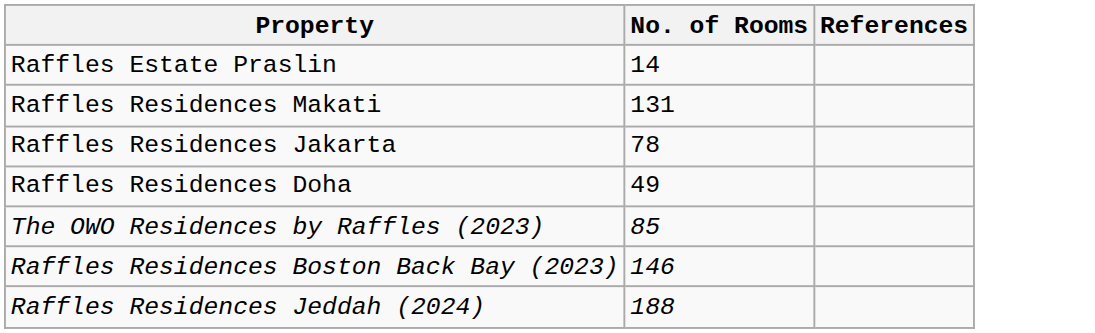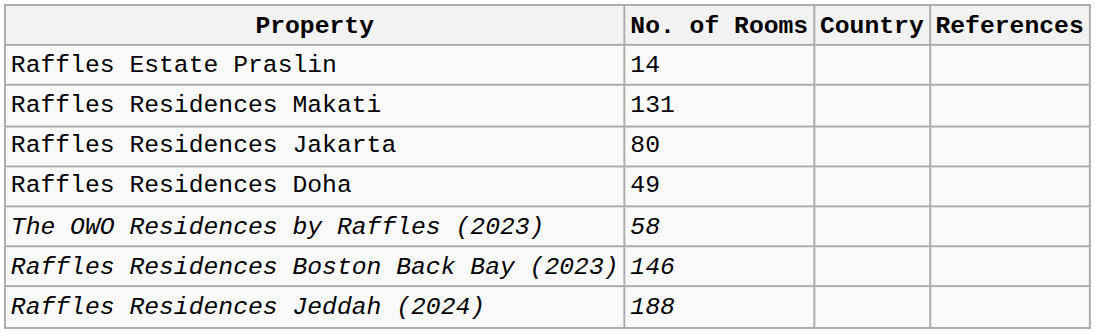+ column: (872, 25)
(645, 146) 78 -> (645, 146) 80
(645, 226) 85 -> (645, 226) 58
